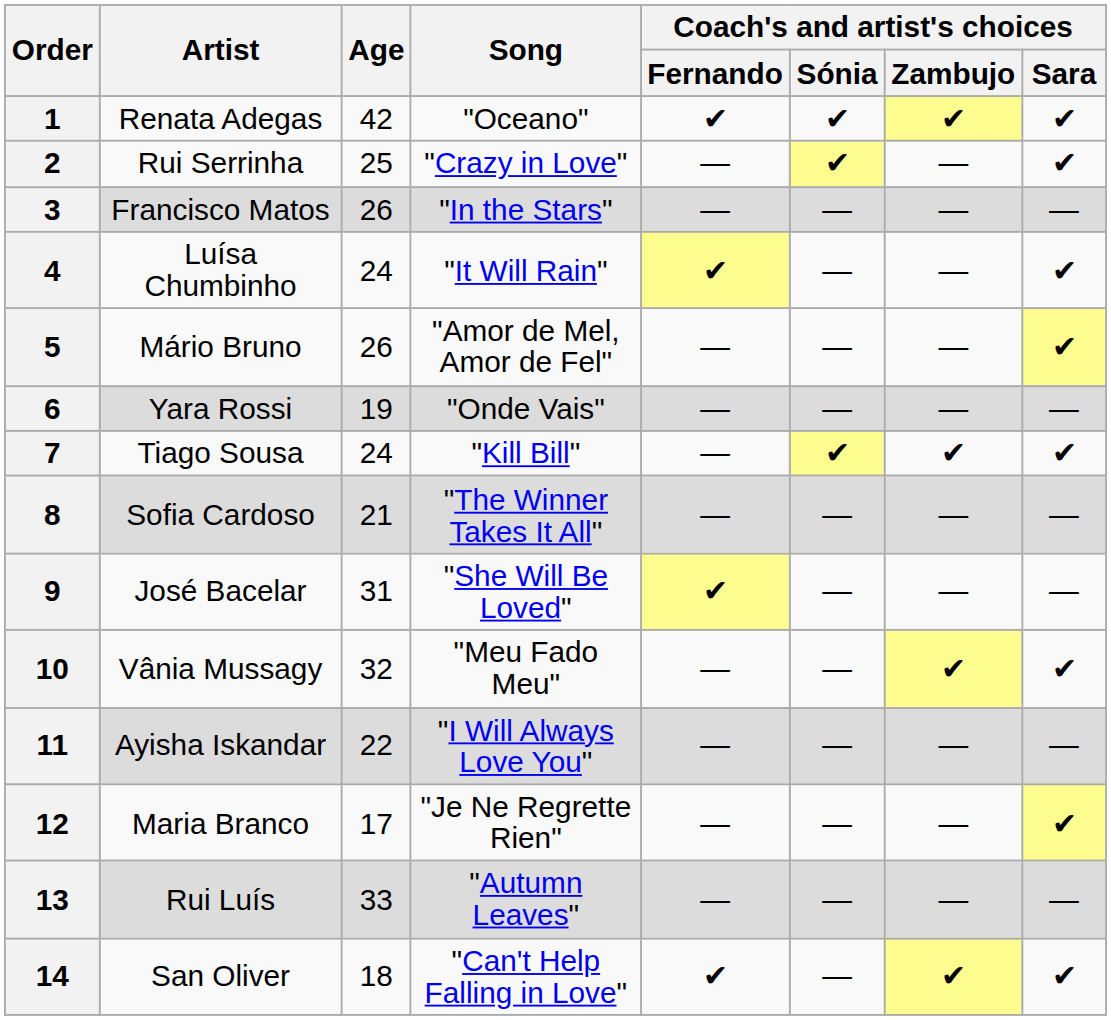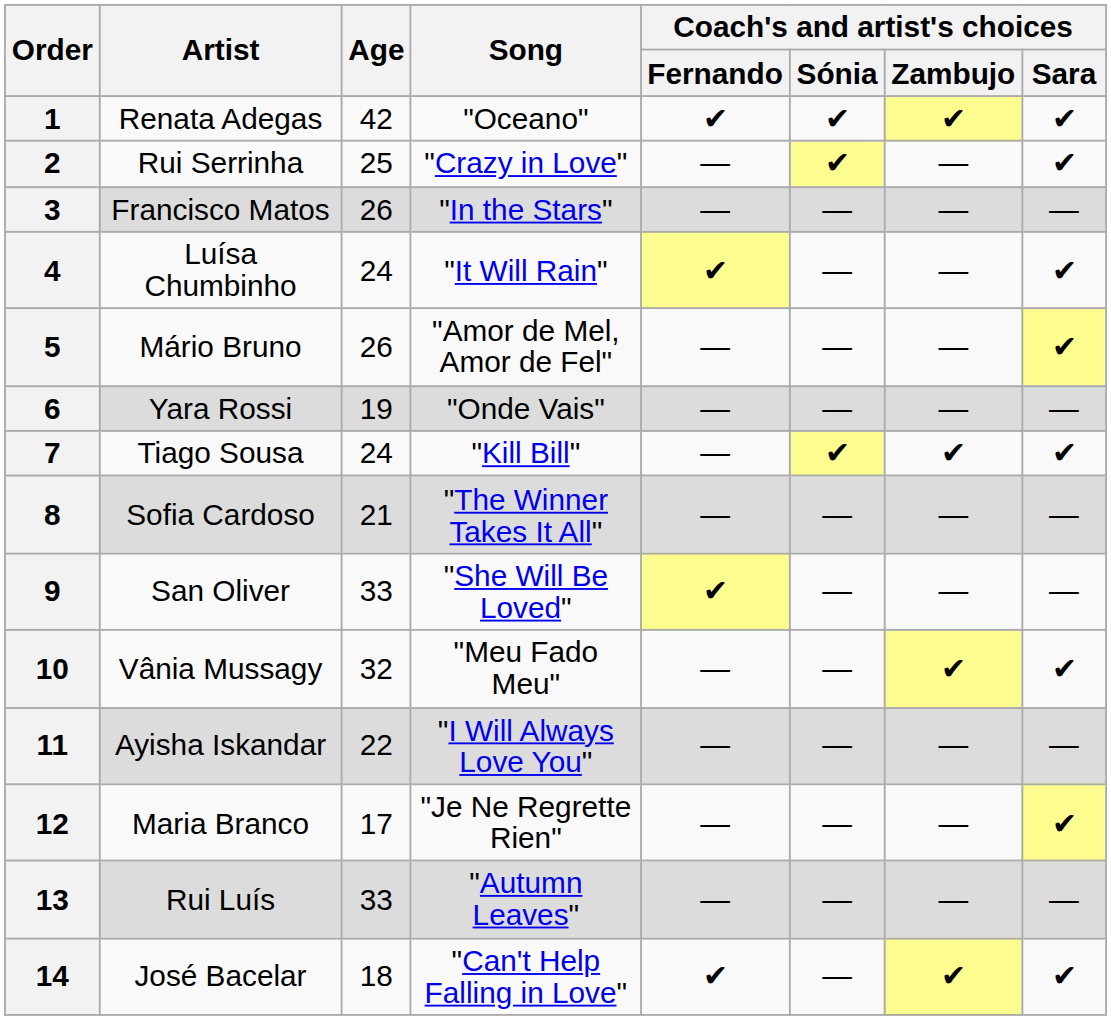(221, 592) José Bacelar -> (221, 592) San Oliver
(376, 592) 31 -> (376, 592) 33
(221, 976) San Oliver -> (221, 976) José Bacelar
